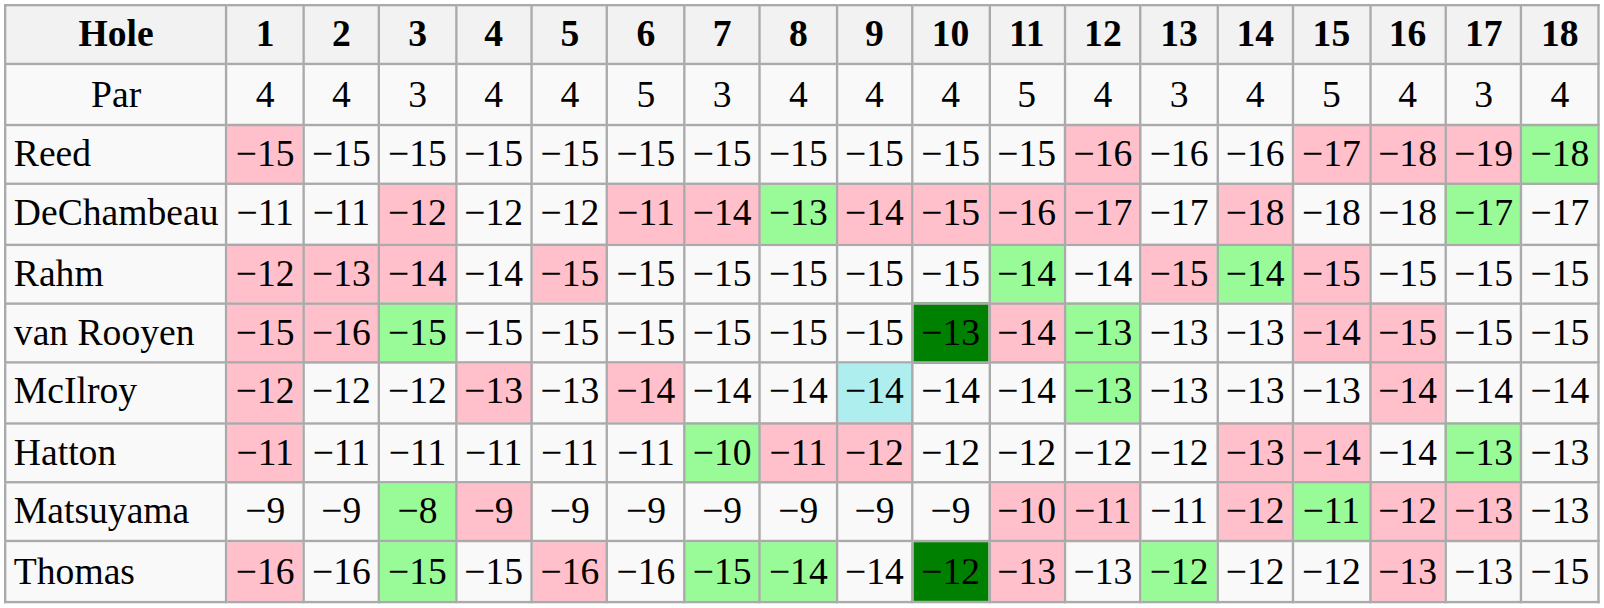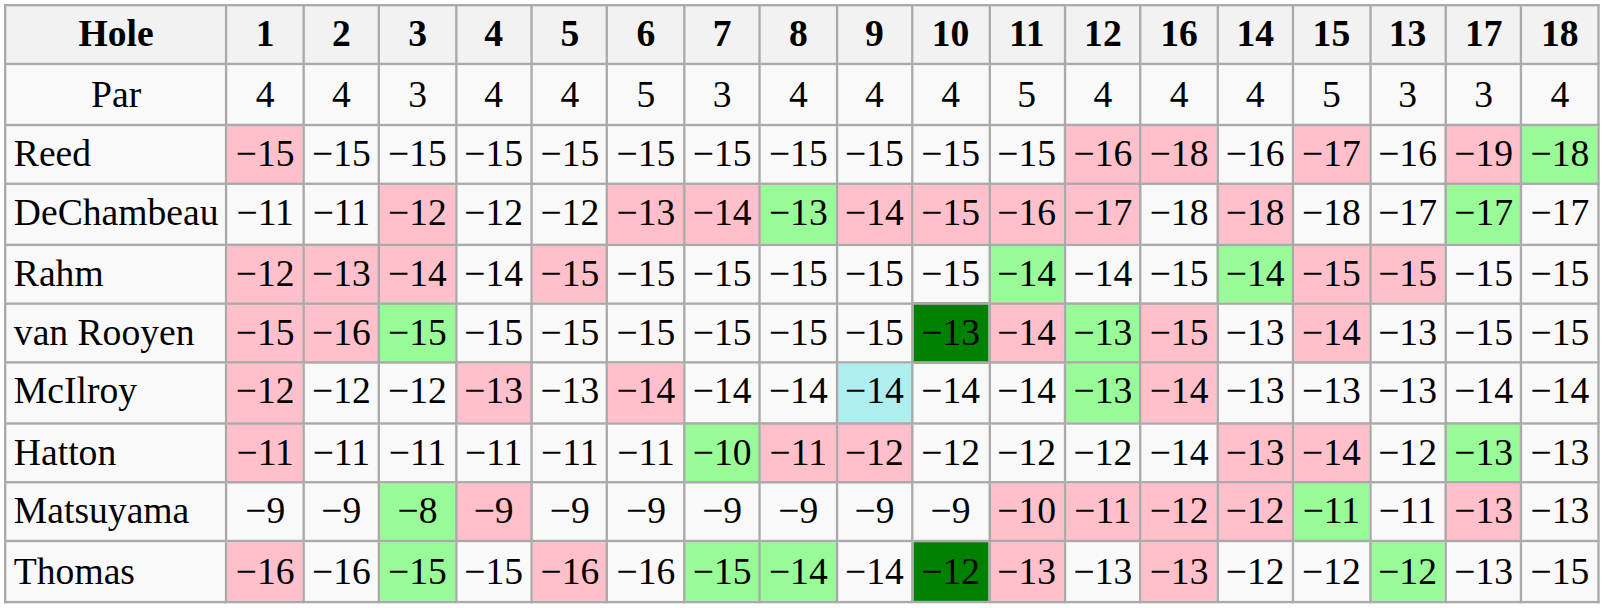columns swapped: (1179, 34) <-> (1408, 34)
(646, 213) −11 -> (646, 213) −13
